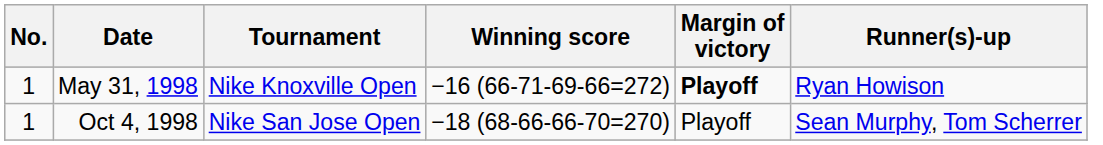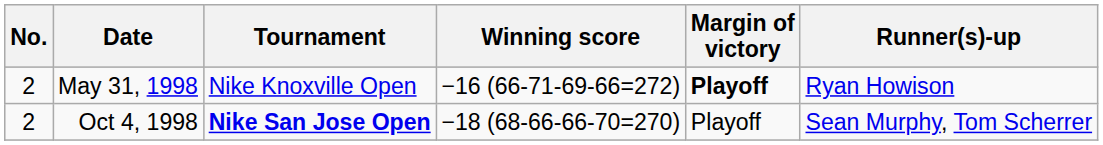(29, 86) 1 -> (29, 86) 2
(29, 122) 1 -> (29, 122) 2
(315, 122) normal -> (320, 122) bold
